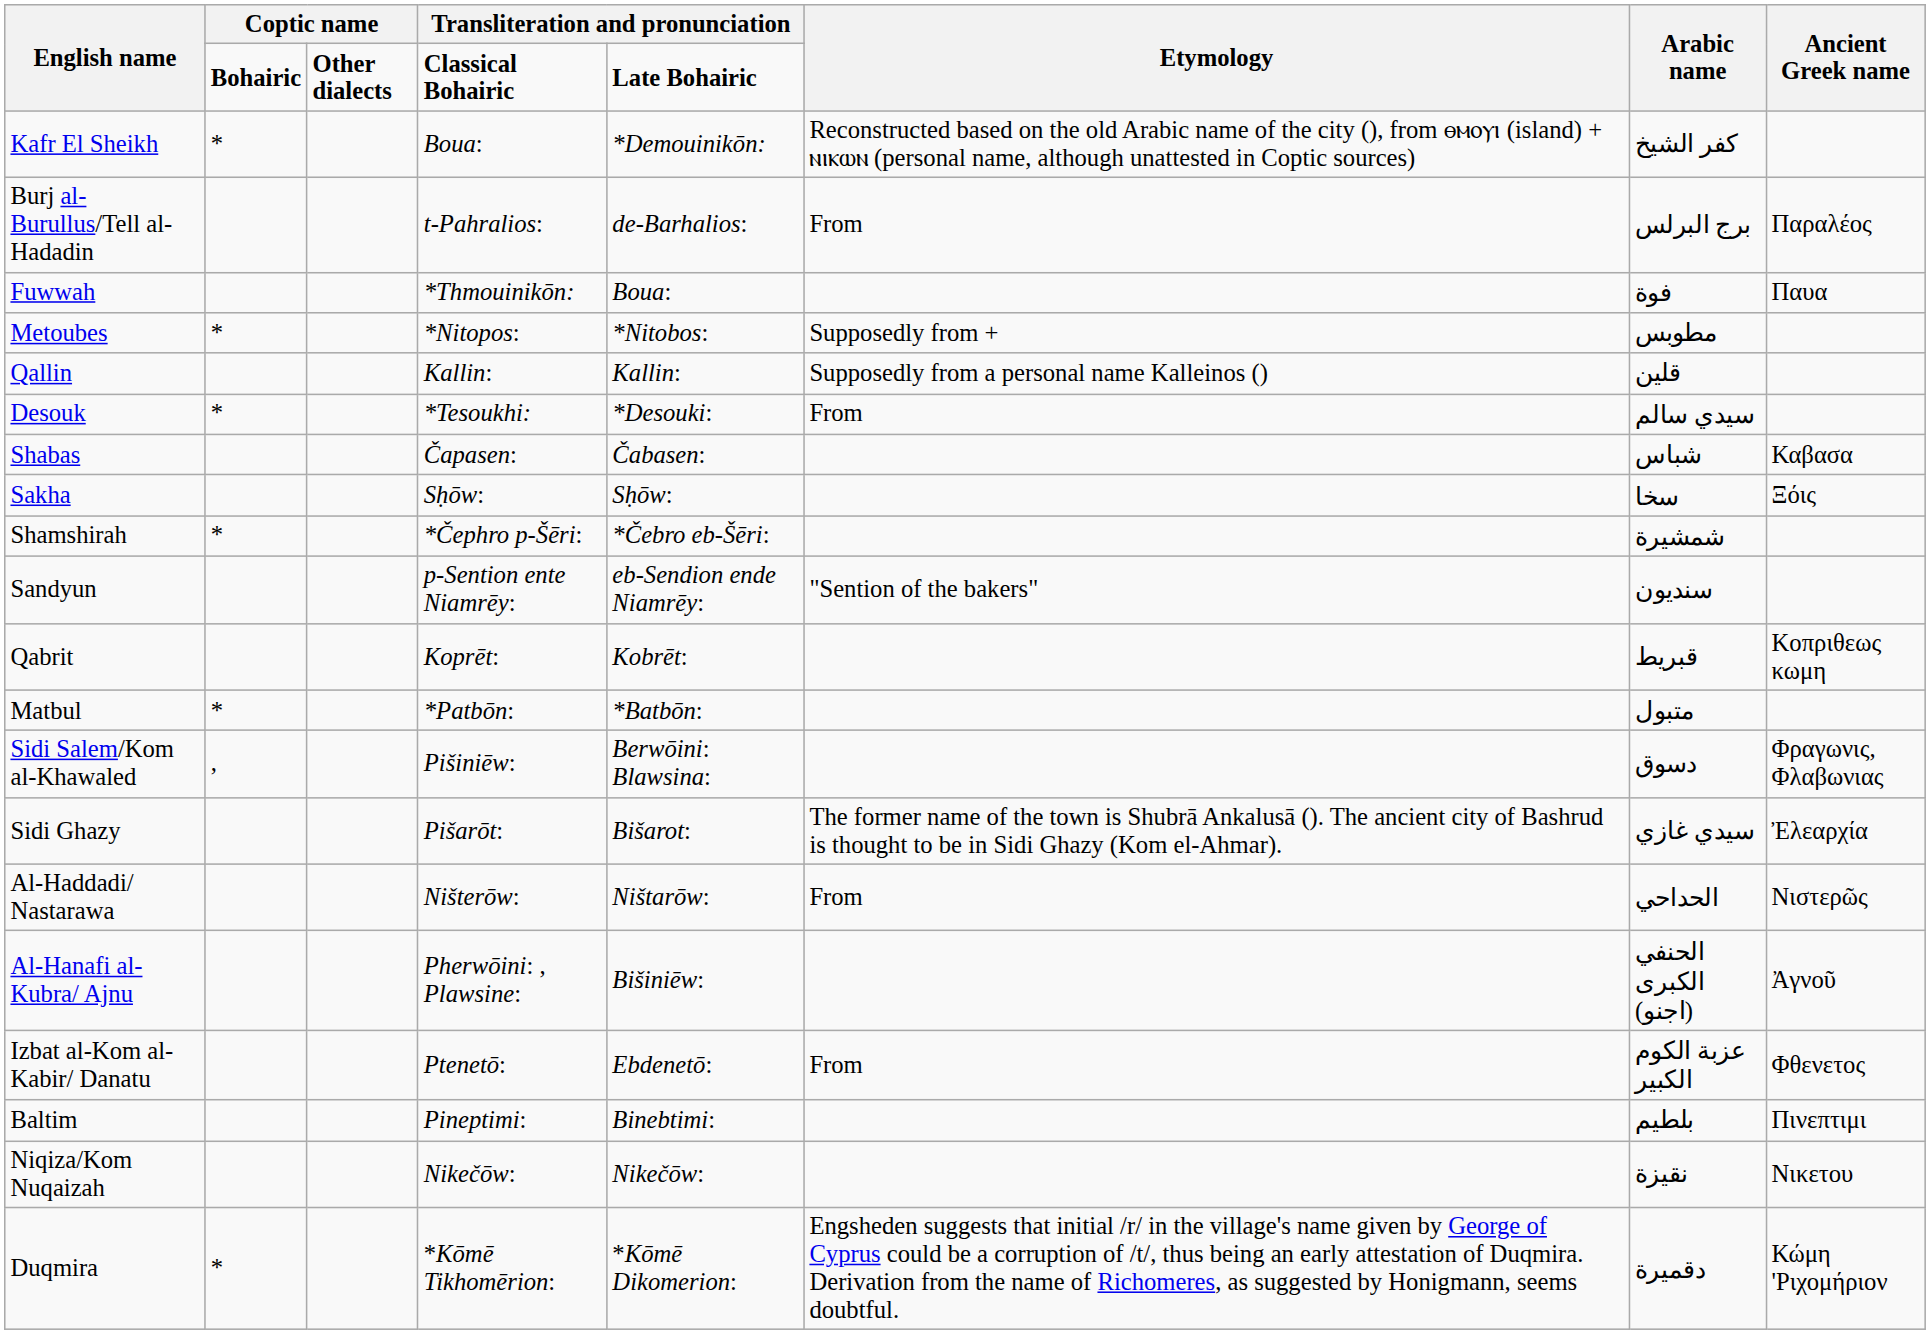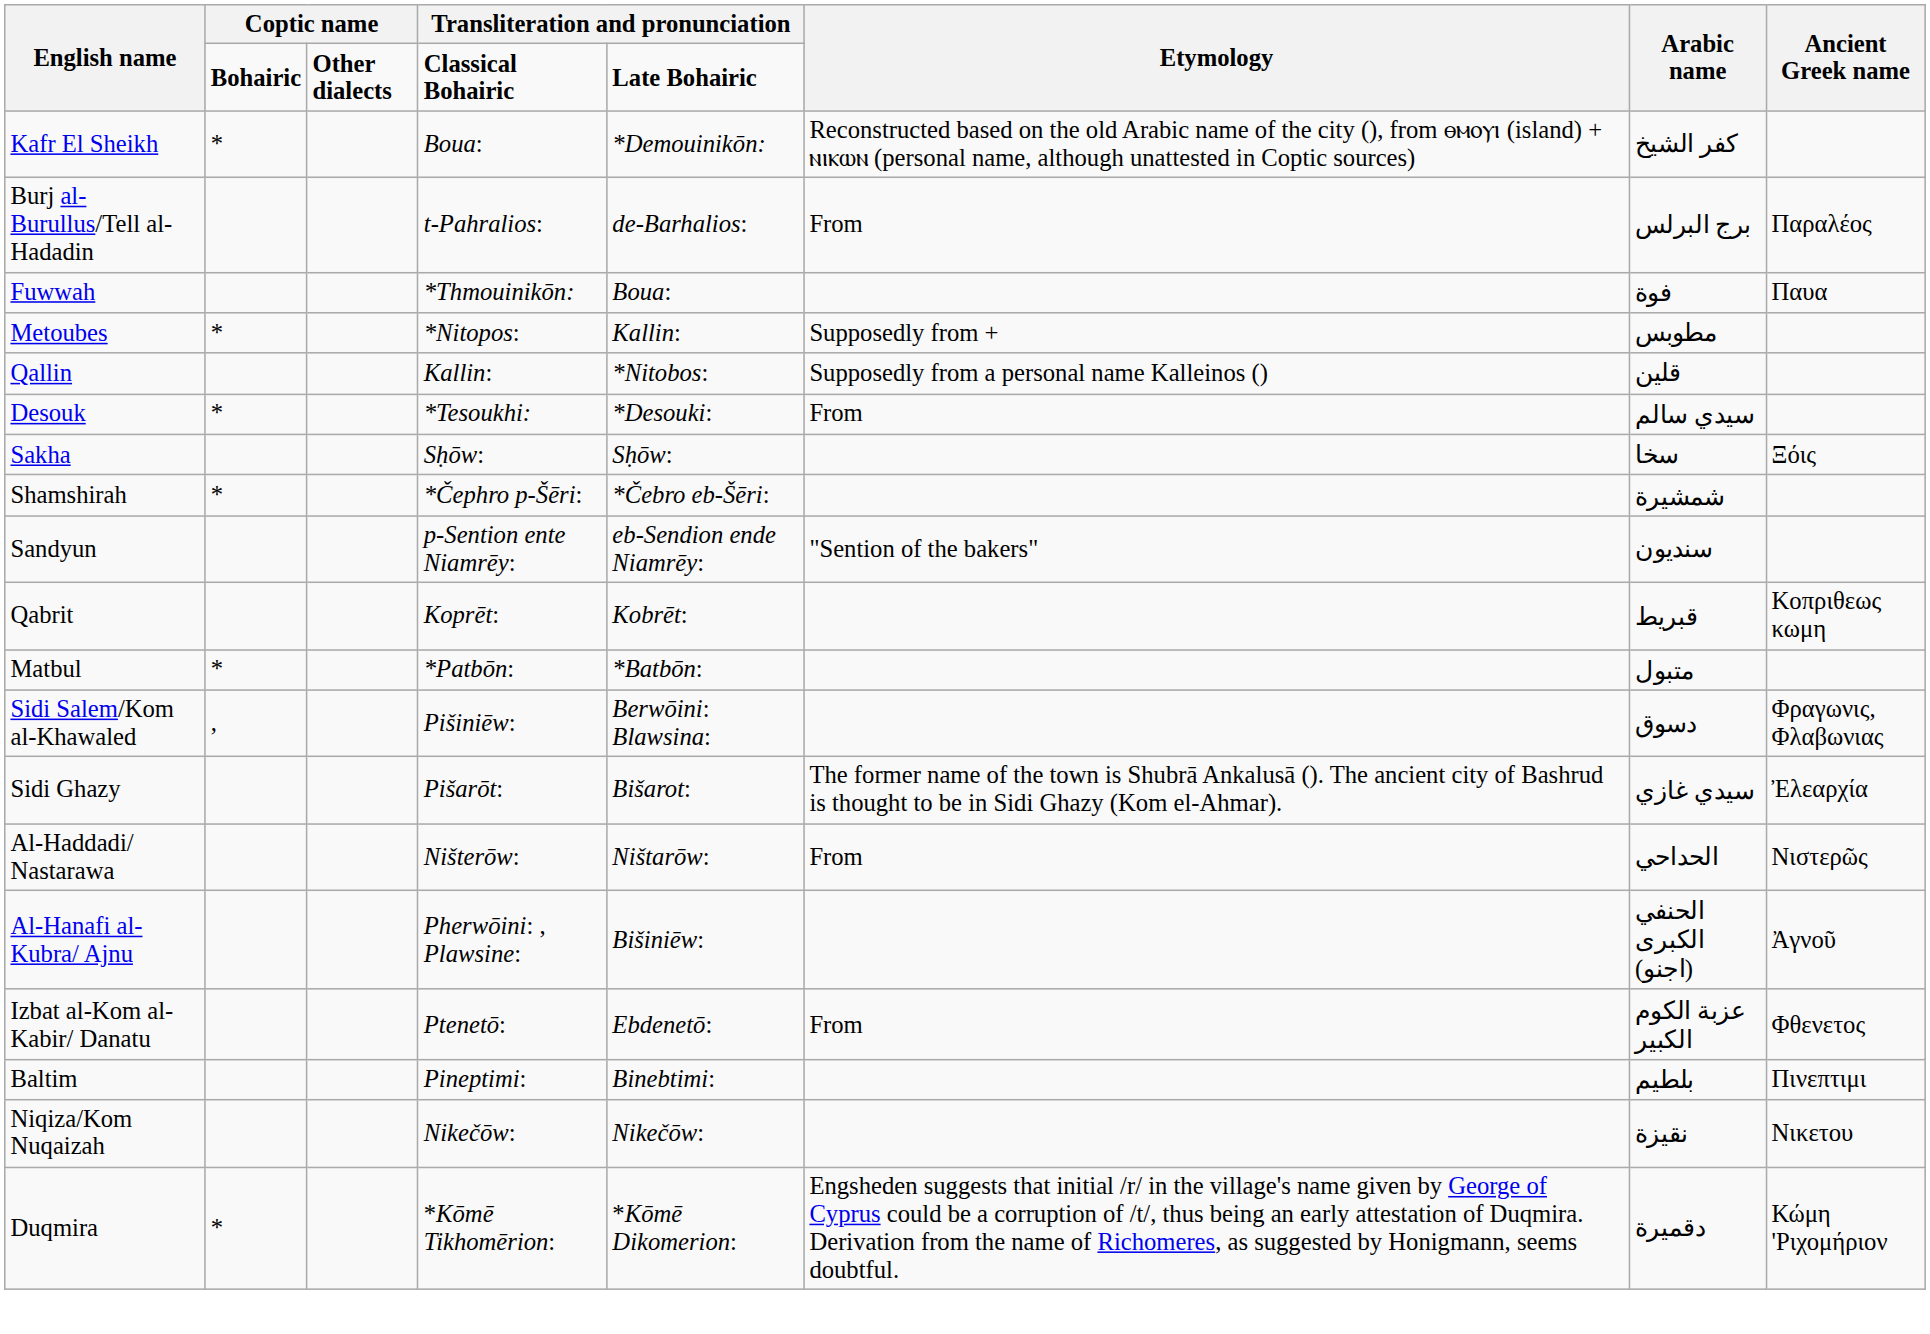(660, 332) *Nitobos: -> (647, 332) Kallin:
(647, 373) Kallin: -> (660, 373) *Nitobos:
- row: (45, 454)
